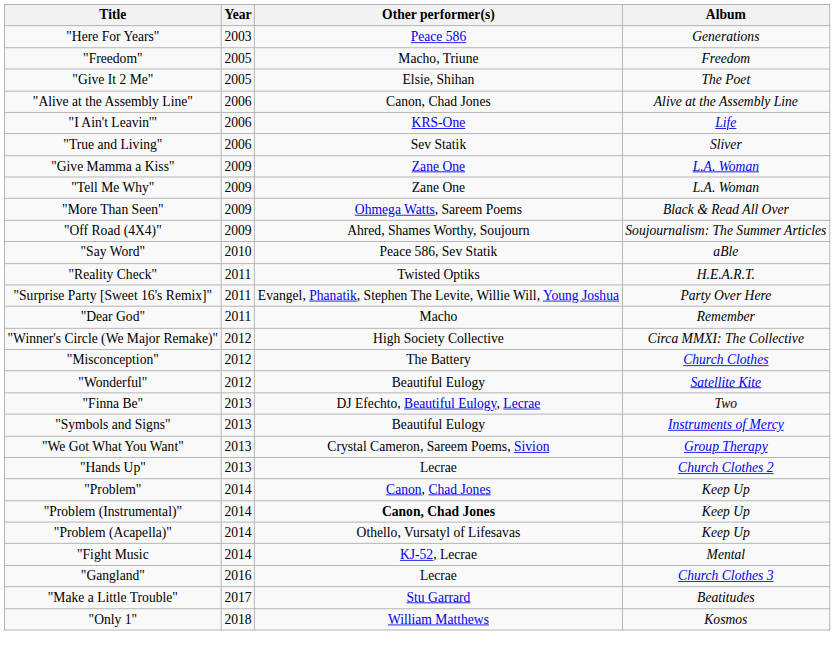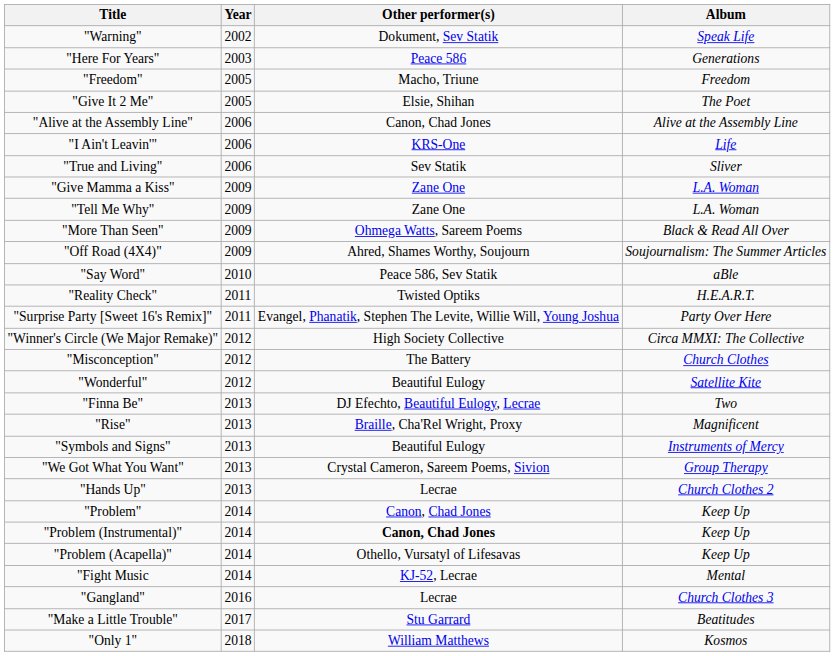+ row: (113, 36)
- row: (113, 317)
+ row: (113, 425)
